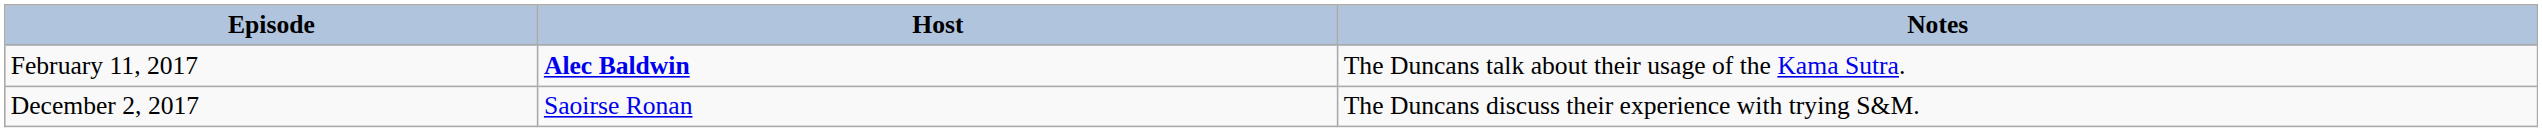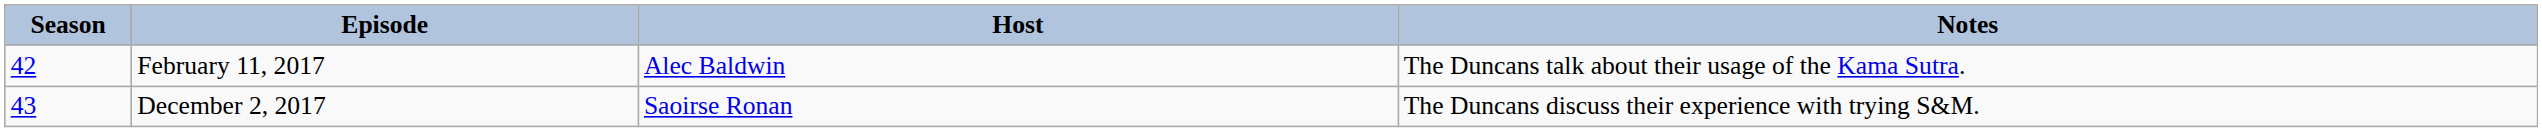+ column: (68, 24)
(617, 65) bold -> (715, 65) normal
